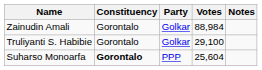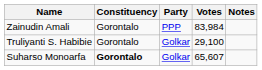(176, 27) Golkar -> (171, 27) PPP
(209, 27) 88,984 -> (209, 27) 83,984
(171, 57) PPP -> (176, 57) Golkar
(209, 57) 25,604 -> (209, 57) 65,607
